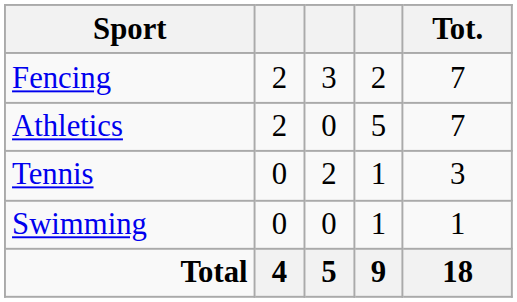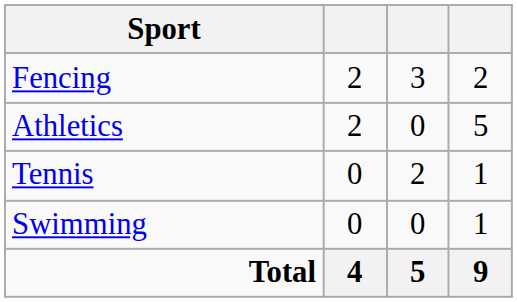- column: (458, 28)
